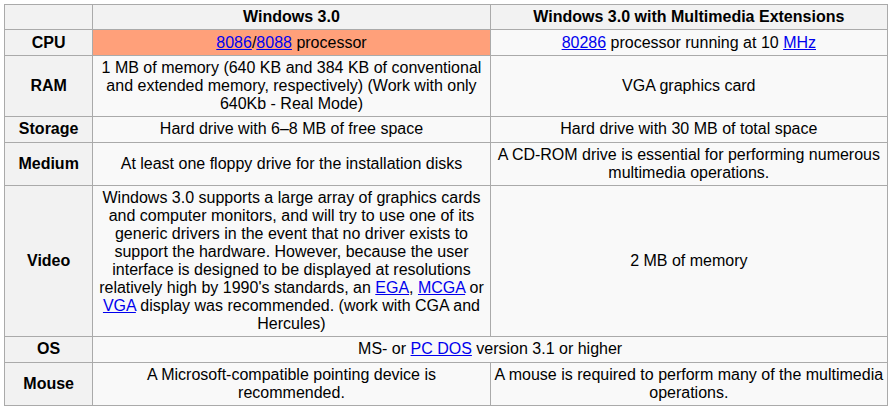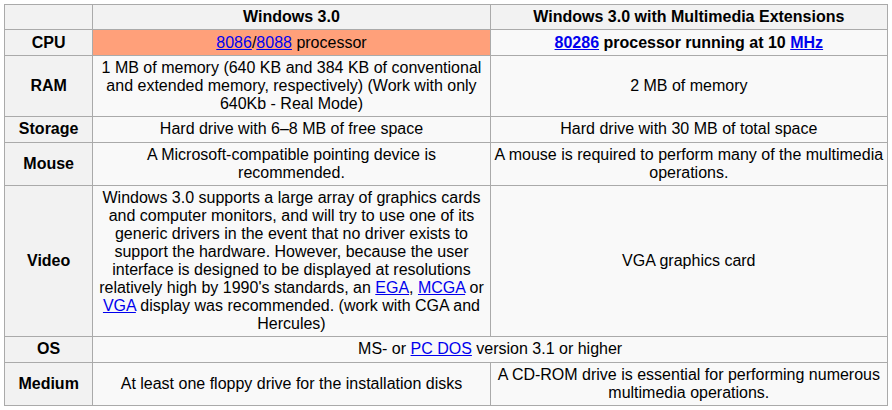(689, 42) normal -> (689, 42) bold
(689, 85) VGA graphics card -> (689, 85) 2 MB of memory
rows swapped: (49, 163) <-> (49, 383)
(689, 261) 2 MB of memory -> (689, 261) VGA graphics card
